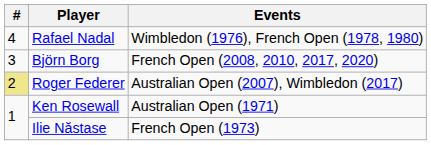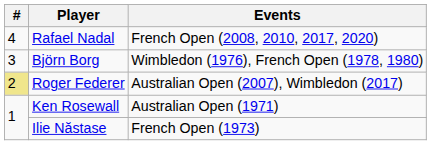(277, 38) Wimbledon (1976), French Open (1978, 1980) -> (255, 38) French Open (2008, 2010, 2017, 2020)
(255, 60) French Open (2008, 2010, 2017, 2020) -> (277, 60) Wimbledon (1976), French Open (1978, 1980)
